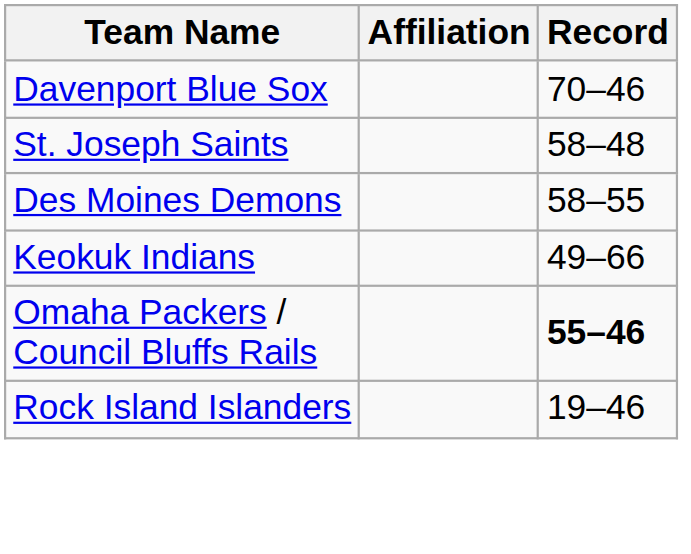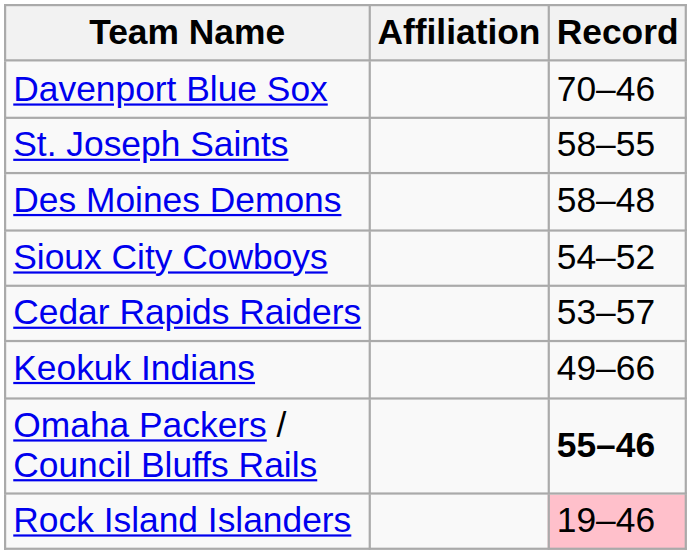(596, 144) 58–48 -> (606, 144) 58–55
(596, 200) 58–55 -> (606, 200) 58–48
+ row: (170, 256)
+ row: (187, 312)
(596, 408) no background -> (606, 520) pink background
